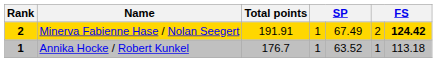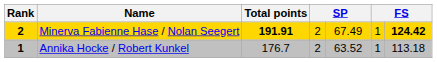(276, 31) normal -> (276, 31) bold
(318, 31) 1 -> (318, 31) 2
(378, 31) 2 -> (378, 31) 1
(318, 48) 1 -> (318, 48) 2
